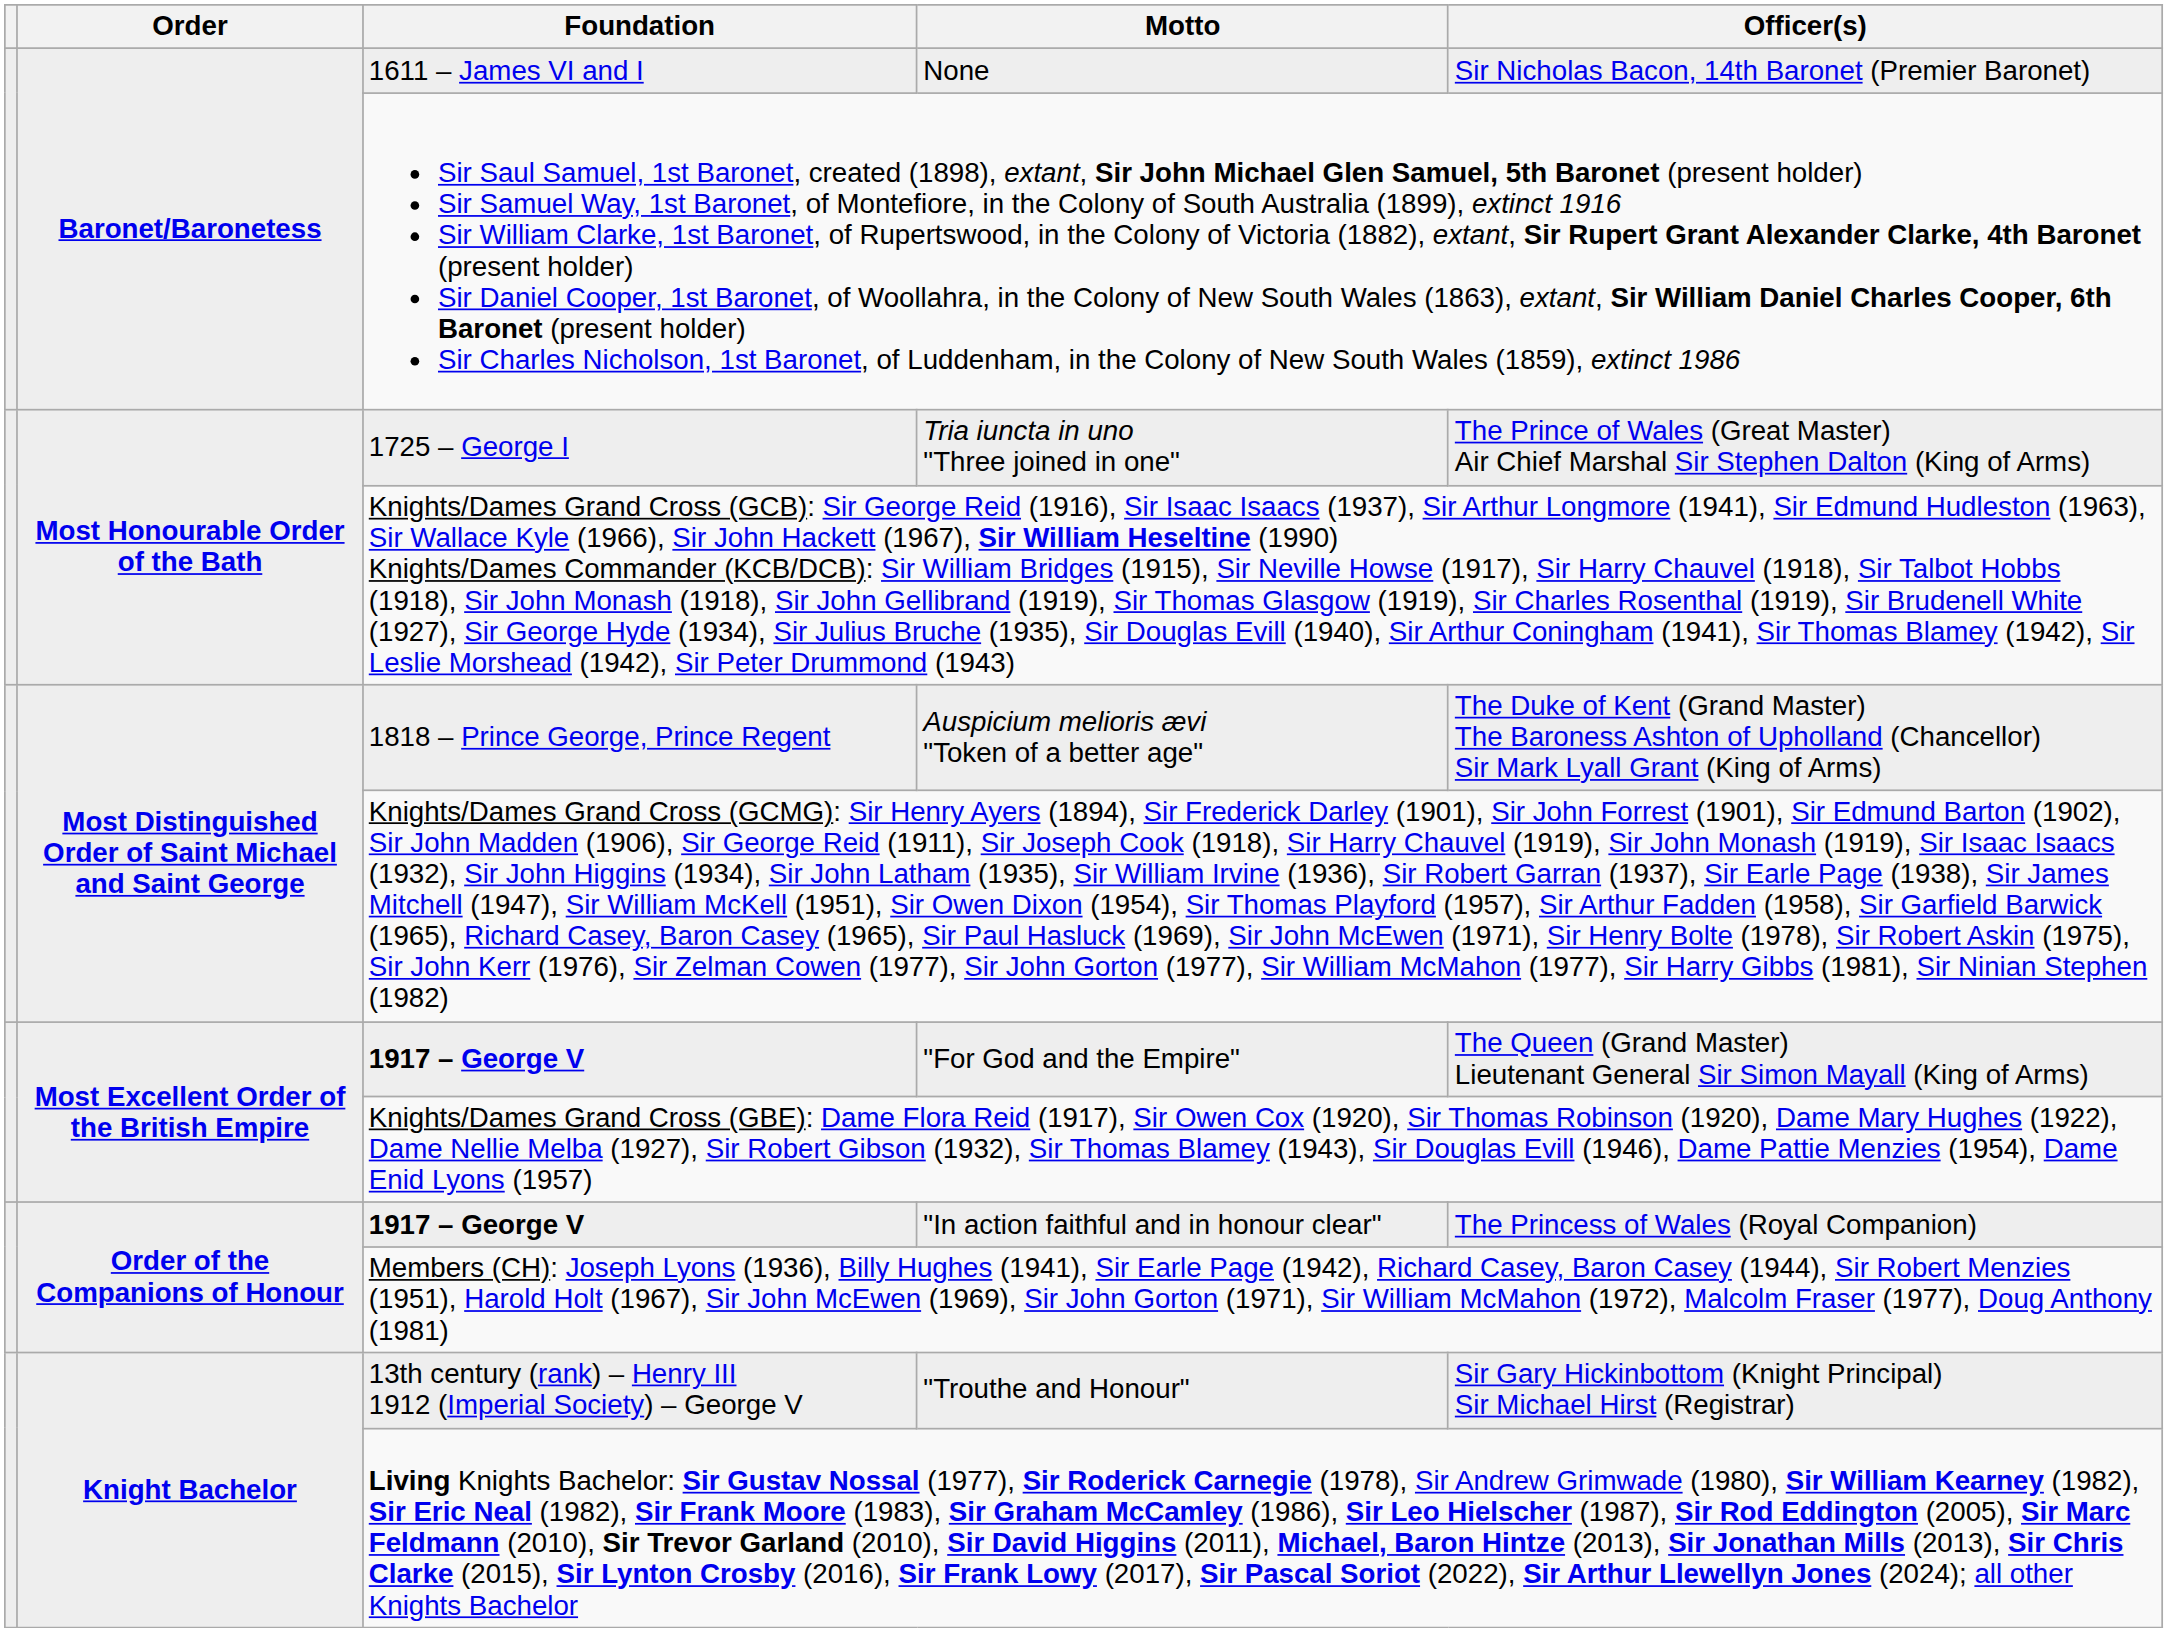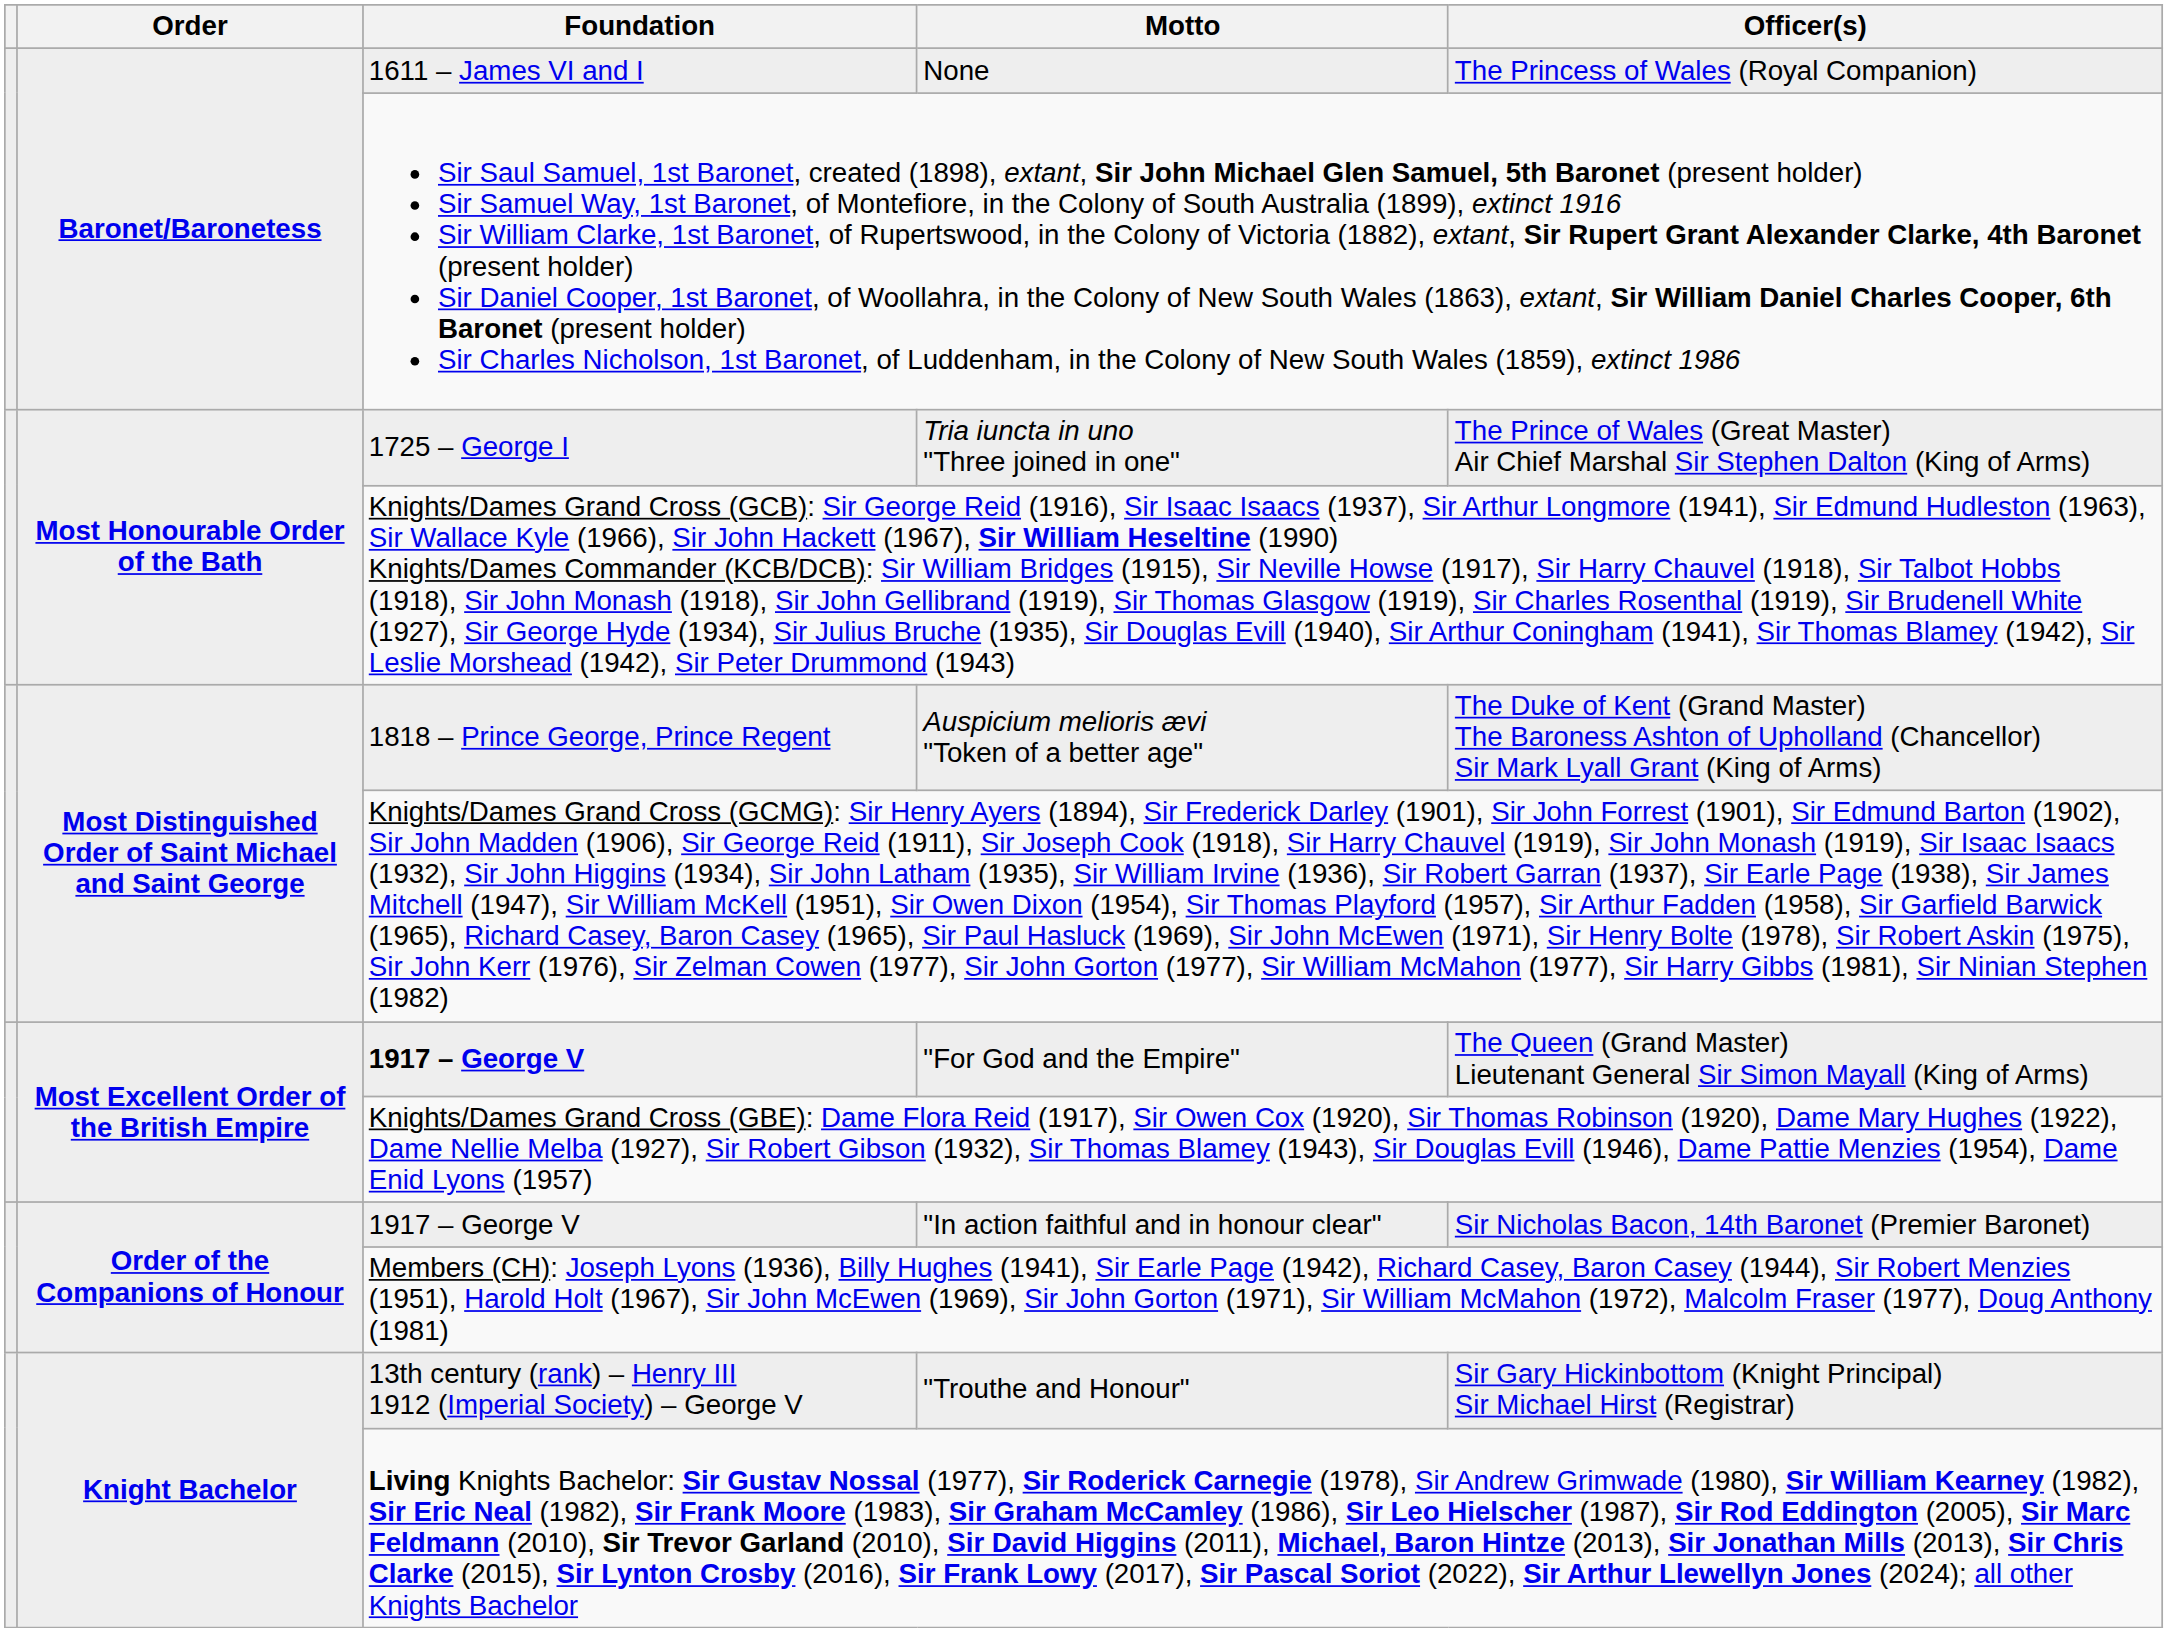(1773, 70) Sir Nicholas Bacon, 14th Baronet (Premier Baronet) -> (1716, 70) The Princess of Wales (Royal Companion)
(476, 1224) bold -> (474, 1224) normal
(1716, 1224) The Princess of Wales (Royal Companion) -> (1773, 1224) Sir Nicholas Bacon, 14th Baronet (Premier Baronet)
